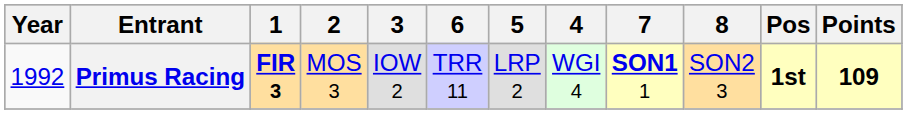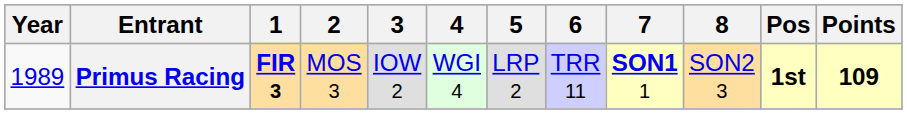columns swapped: (576, 24) <-> (458, 24)
(37, 76) 1992 -> (37, 76) 1989
